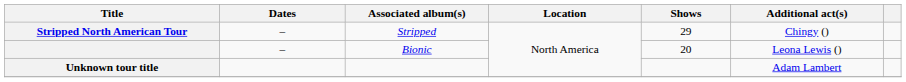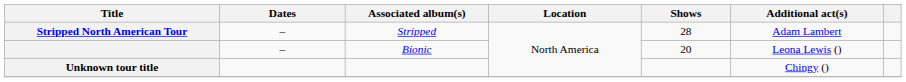(686, 31) 29 -> (686, 31) 28
(807, 31) Chingy () -> (807, 31) Adam Lambert
(807, 67) Adam Lambert -> (807, 67) Chingy ()
